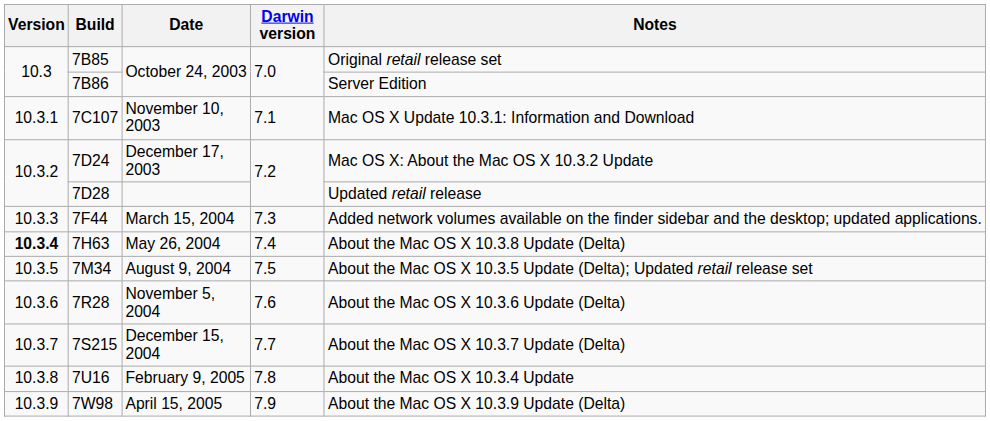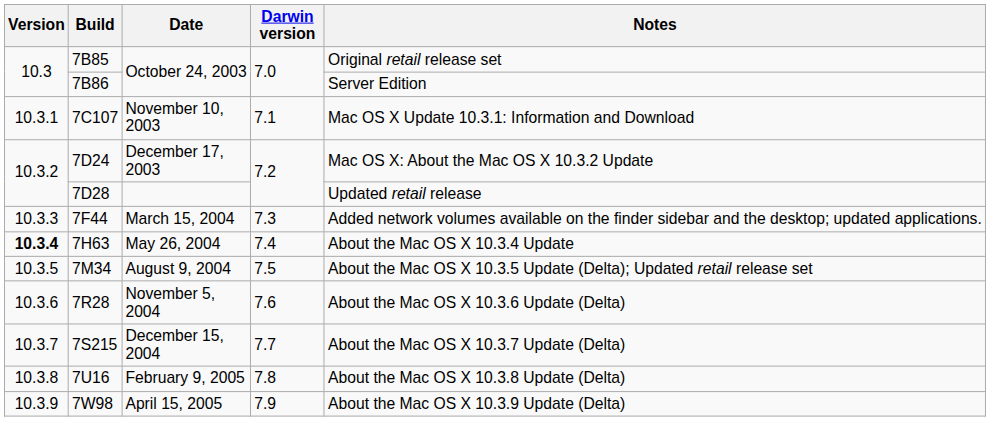(477, 243) About the Mac OS X 10.3.8 Update (Delta) -> (451, 243) About the Mac OS X 10.3.4 Update
(451, 378) About the Mac OS X 10.3.4 Update -> (477, 378) About the Mac OS X 10.3.8 Update (Delta)
